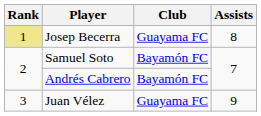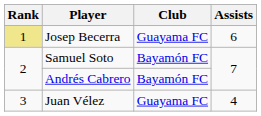(234, 36) 8 -> (234, 36) 6
(234, 100) 9 -> (234, 100) 4
